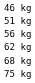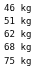- row: (18, 34)
